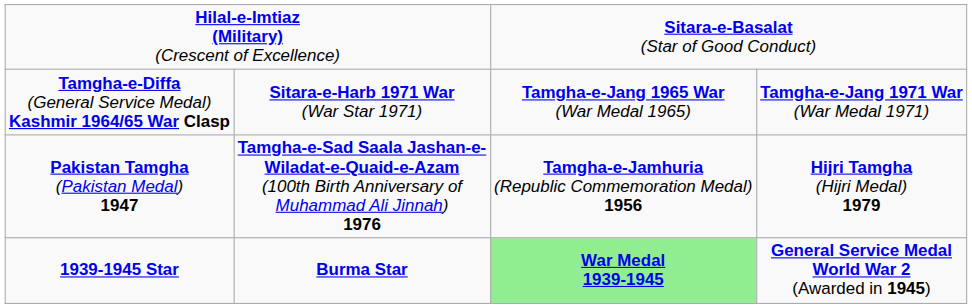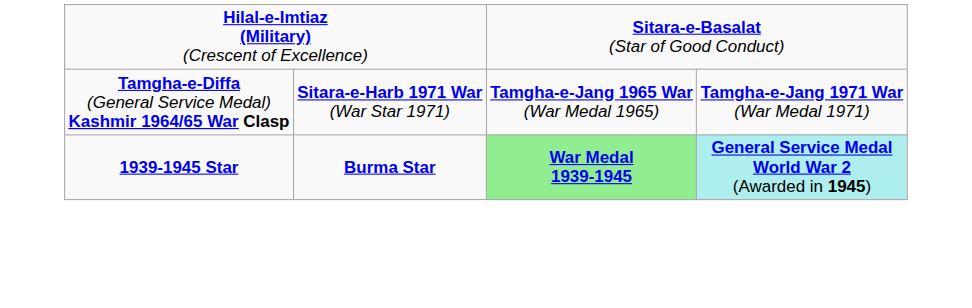- row: (119, 186)
(861, 270) no background -> (802, 167) paleturquoise background
